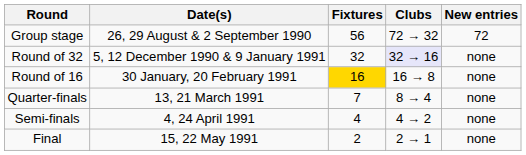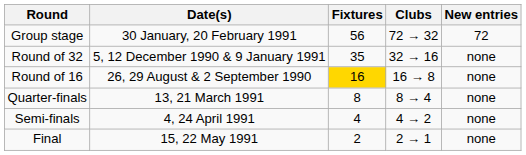(209, 35) 26, 29 August & 2 September 1990 -> (209, 35) 30 January, 20 February 1991
(357, 56) 32 -> (357, 56) 35
(414, 56) lavender background -> (414, 56) no background
(209, 77) 30 January, 20 February 1991 -> (209, 77) 26, 29 August & 2 September 1990
(357, 98) 7 -> (357, 98) 8
